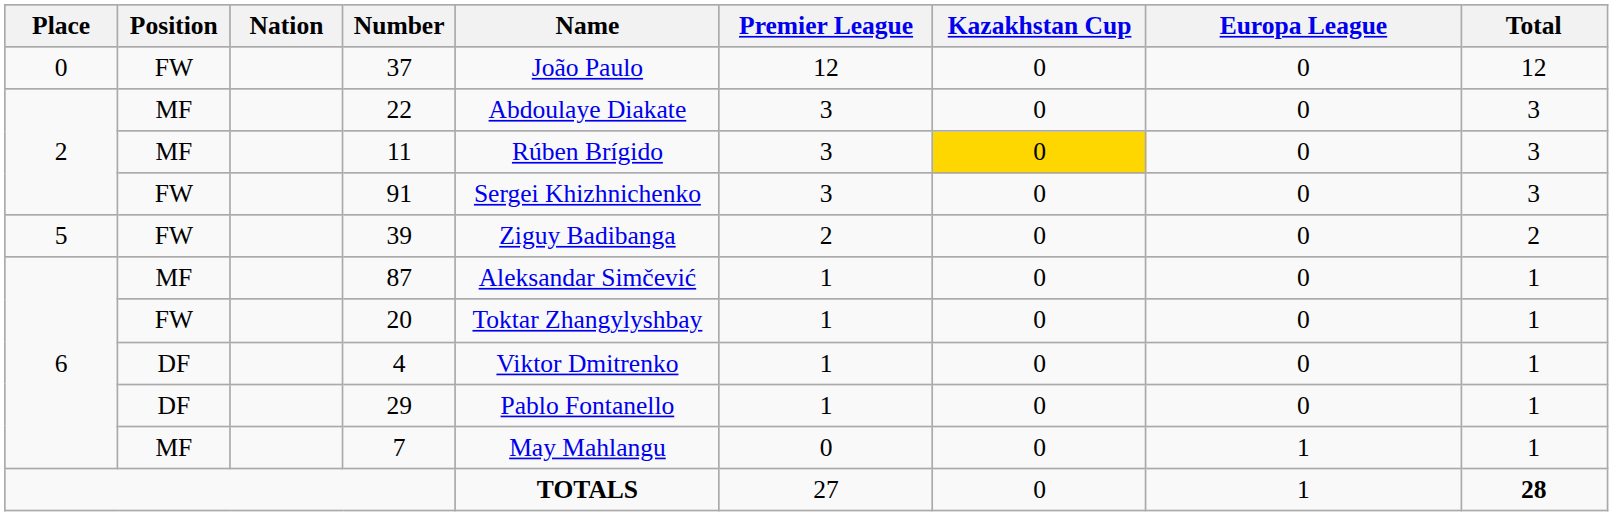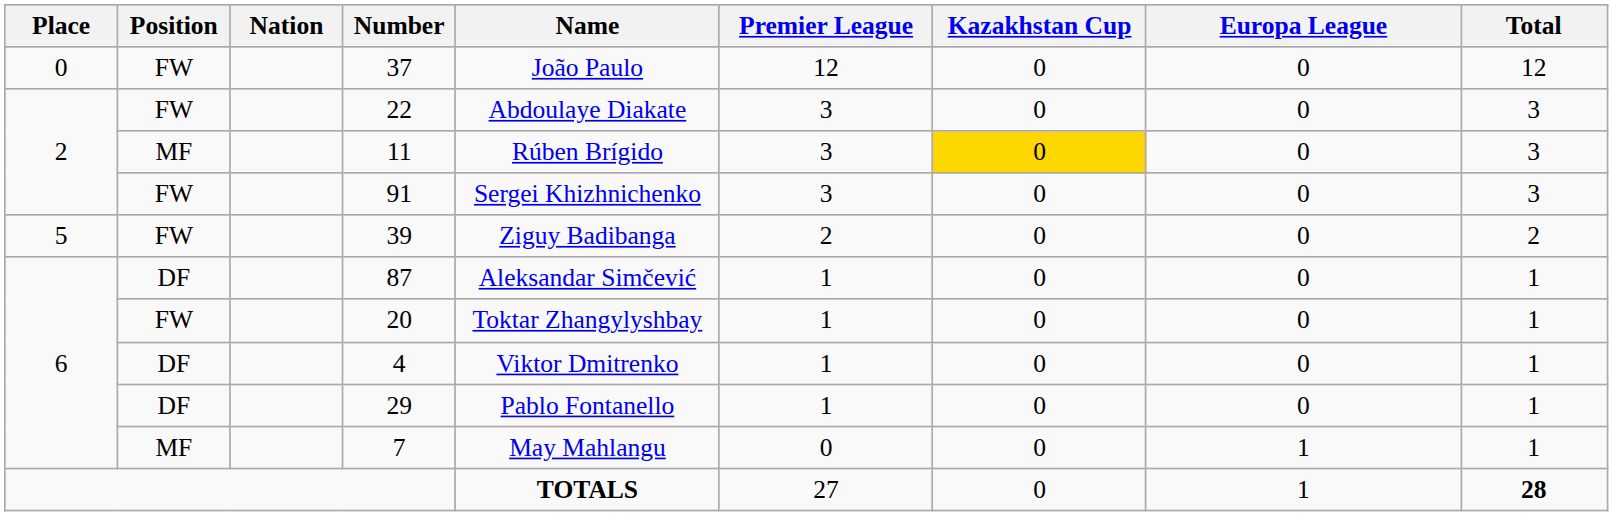(174, 109) MF -> (174, 109) FW
(174, 278) MF -> (174, 278) DF
